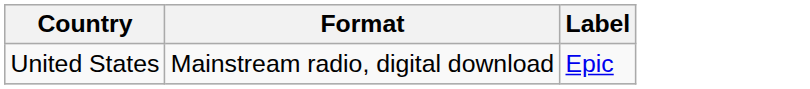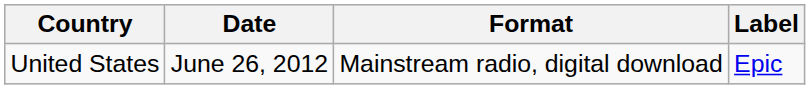+ column: (249, 24)
